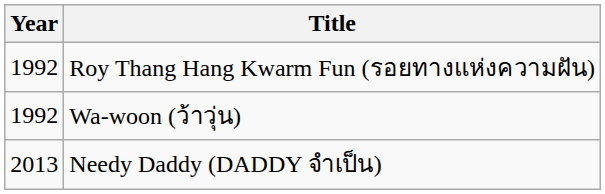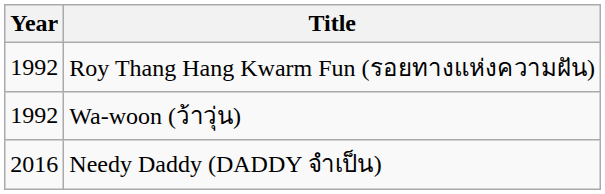(34, 163) 2013 -> (34, 163) 2016
